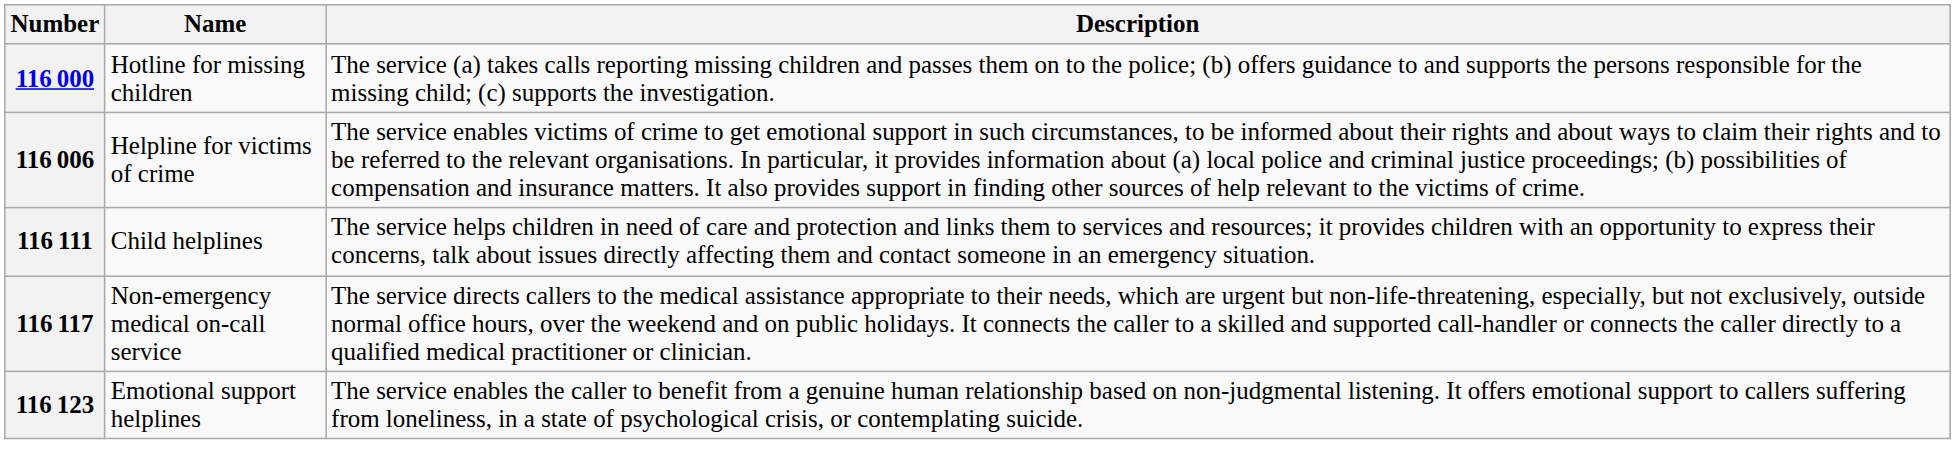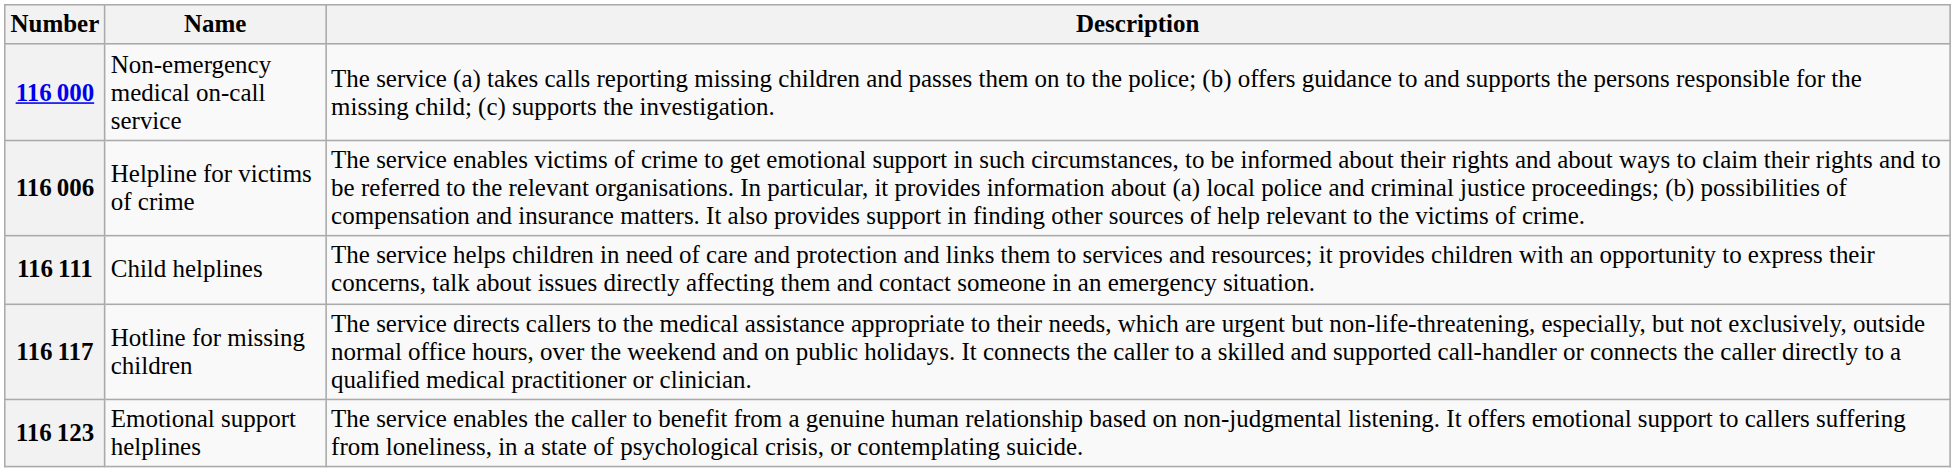(208, 77) Hotline for missing children -> (191, 91) Non-emergency medical on-call service
(191, 323) Non-emergency medical on-call service -> (208, 351) Hotline for missing children
